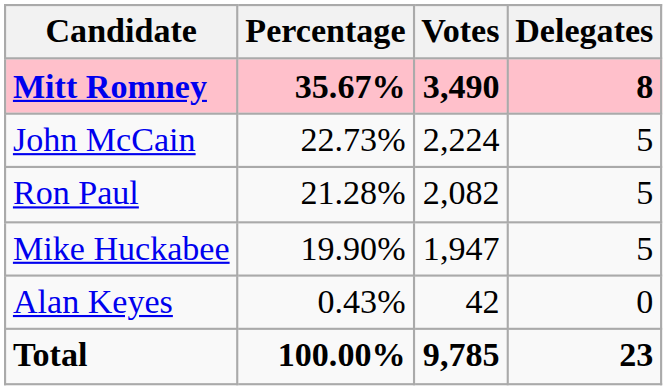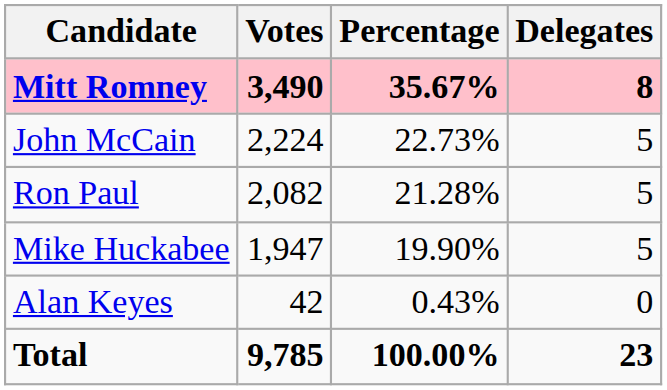columns swapped: (460, 31) <-> (325, 31)
